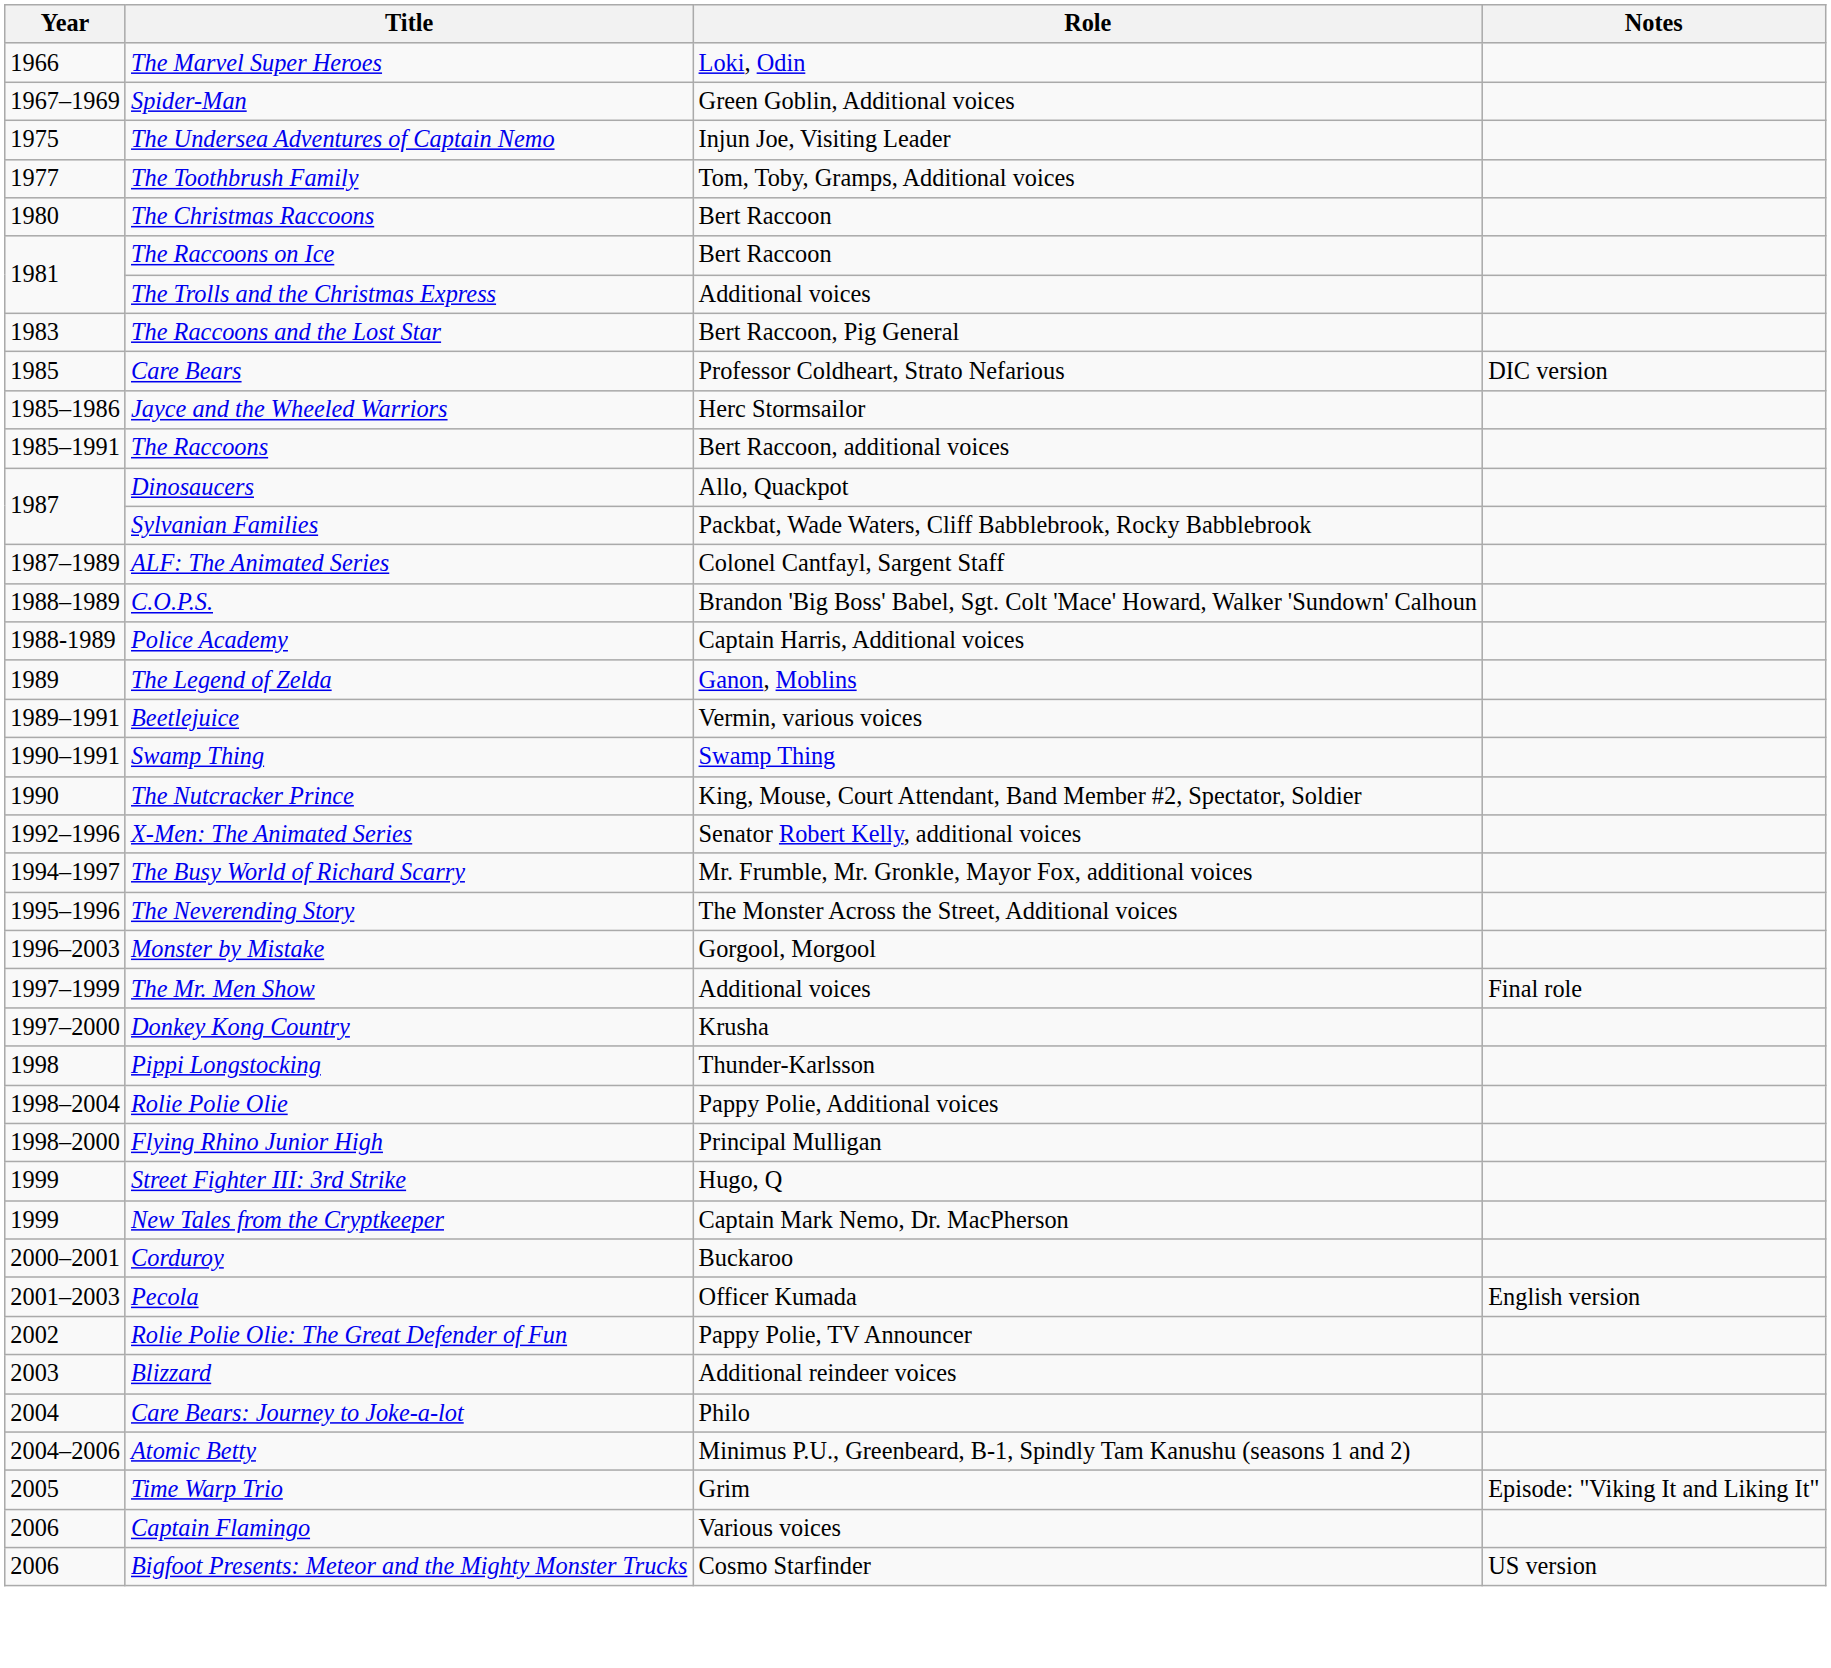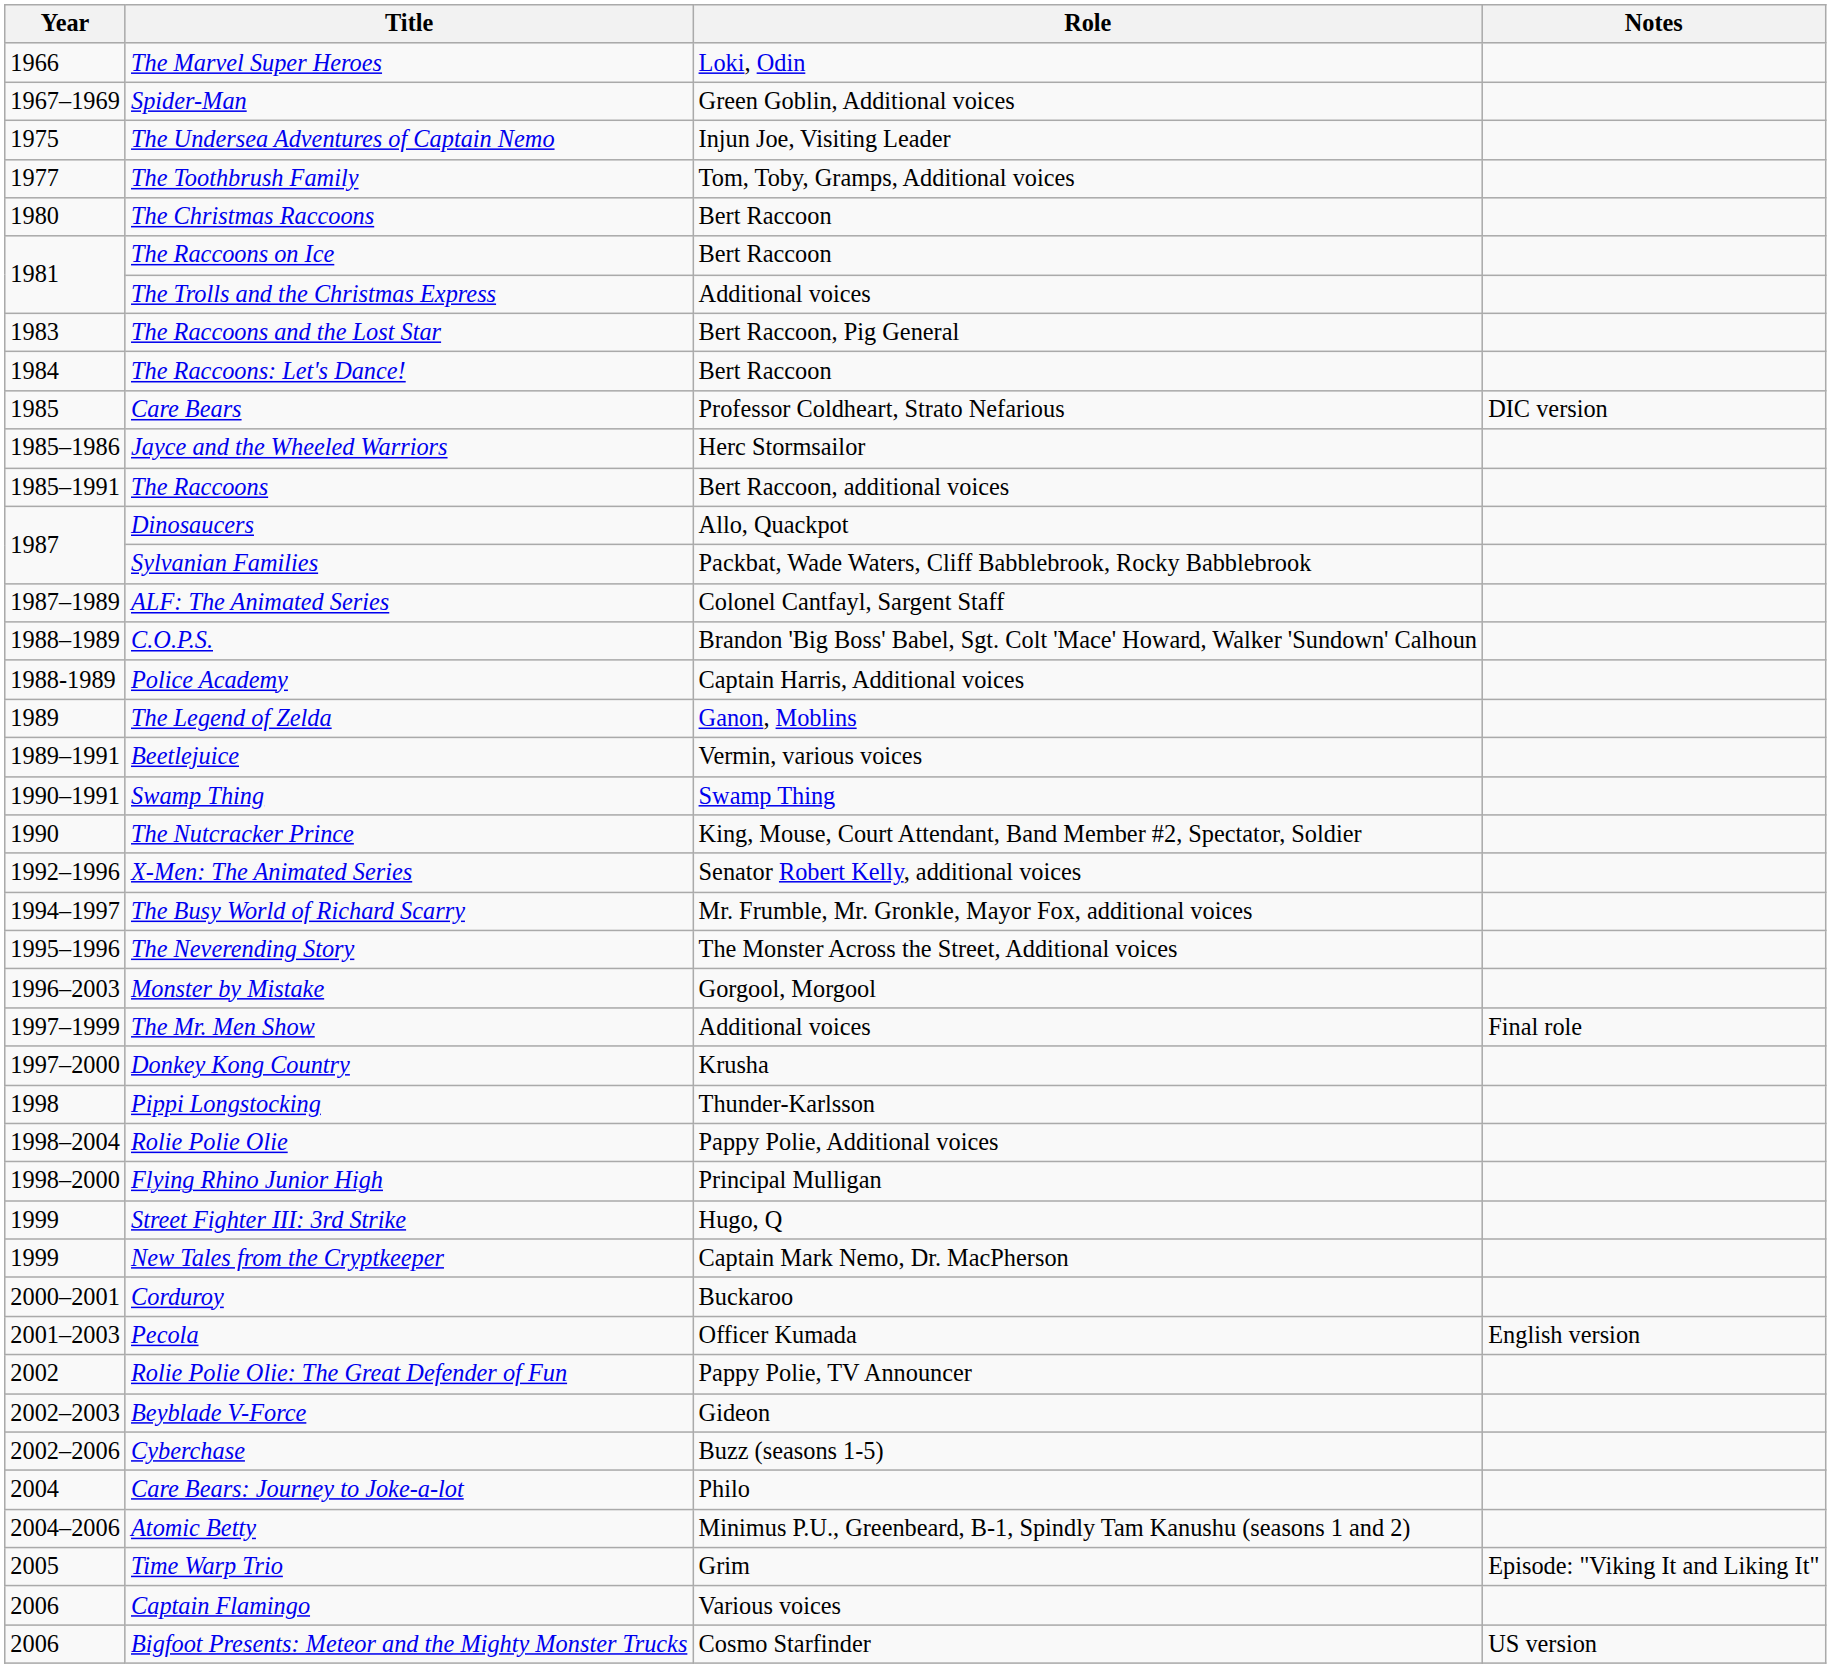+ row: (268, 370)
+ row: (219, 1412)
+ row: (188, 1450)
- row: (171, 1373)
